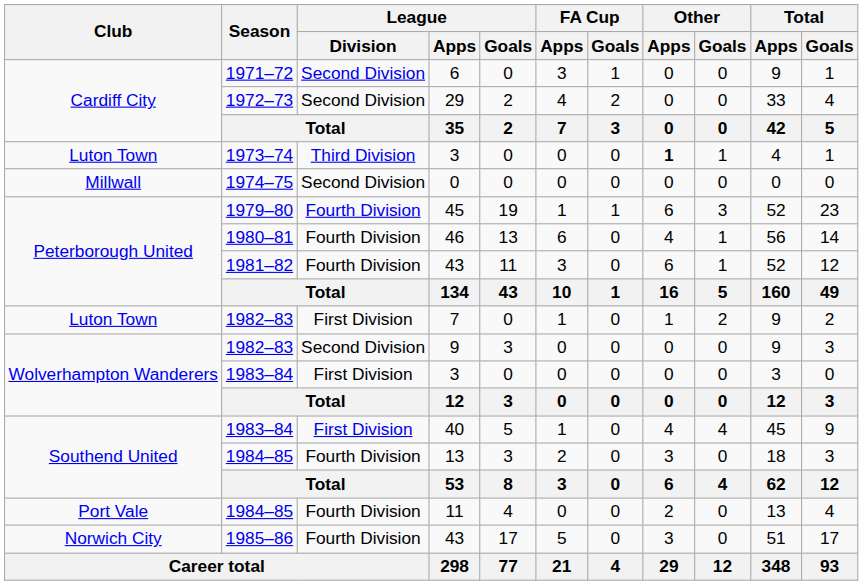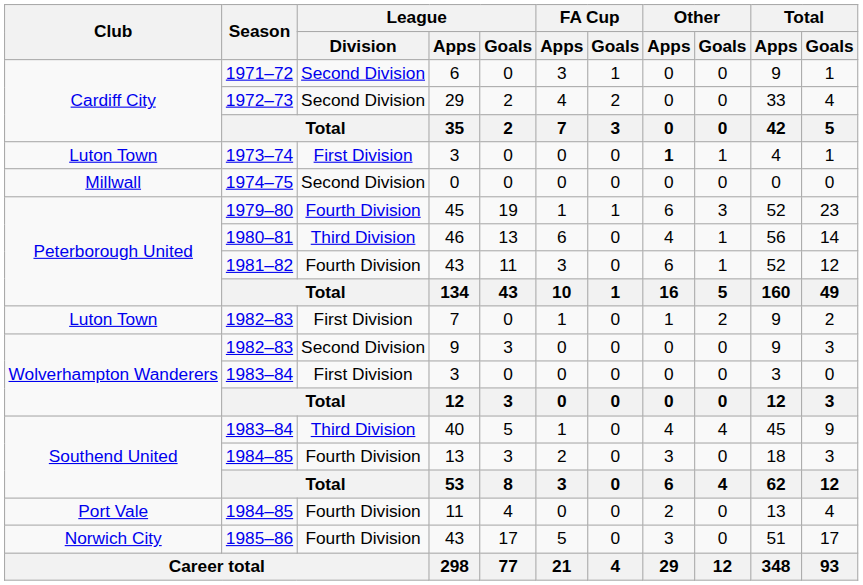(363, 155) Third Division -> (363, 155) First Division
(363, 237) Fourth Division -> (363, 237) Third Division
(363, 429) First Division -> (363, 429) Third Division
